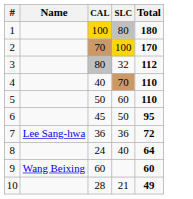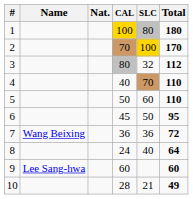+ column: (100, 13)
(54, 133) Lee Sang-hwa -> (54, 133) Wang Beixing
(54, 168) Wang Beixing -> (54, 168) Lee Sang-hwa
